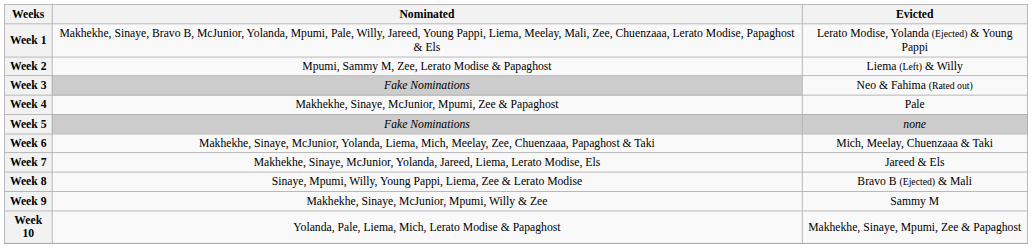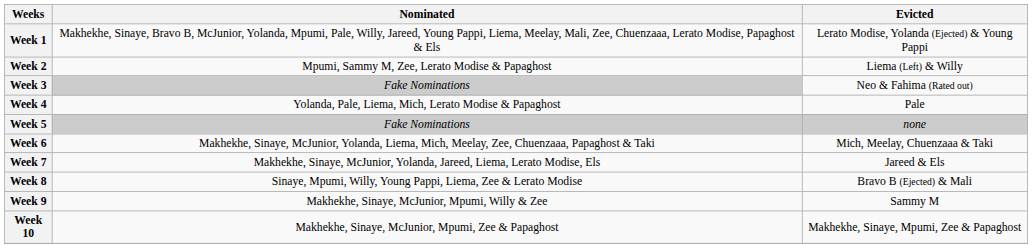(427, 105) Makhekhe, Sinaye, McJunior, Mpumi, Zee & Papaghost -> (427, 105) Yolanda, Pale, Liema, Mich, Lerato Modise & Papaghost
(427, 227) Yolanda, Pale, Liema, Mich, Lerato Modise & Papaghost -> (427, 227) Makhekhe, Sinaye, McJunior, Mpumi, Zee & Papaghost
